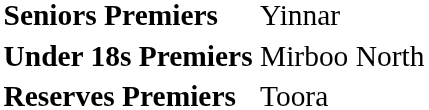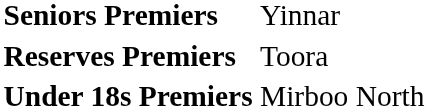rows swapped: (120, 96) <-> (128, 56)
